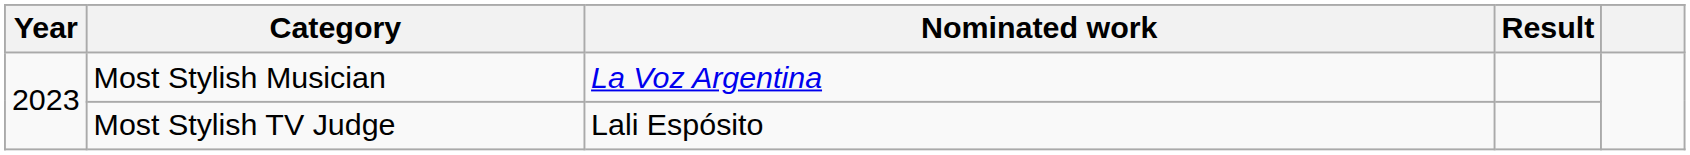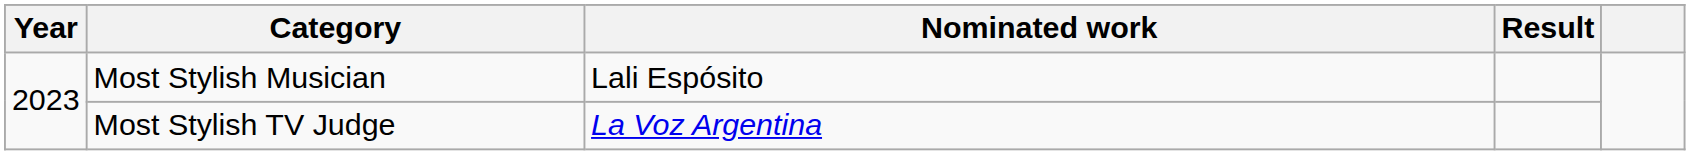(707, 76) La Voz Argentina -> (677, 76) Lali Espósito
(677, 125) Lali Espósito -> (707, 125) La Voz Argentina
